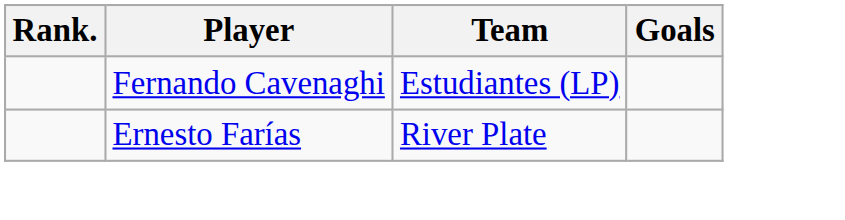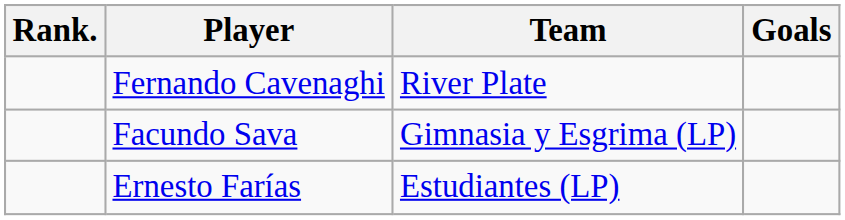(510, 82) Estudiantes (LP) -> (473, 82) River Plate
+ row: (205, 134)
(473, 134) River Plate -> (510, 186) Estudiantes (LP)
